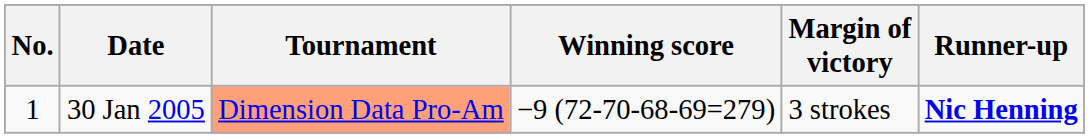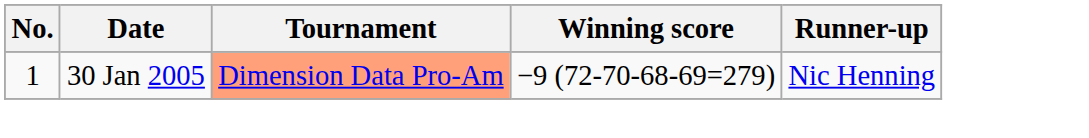- column: (850, 45)
(1001, 109) bold -> (862, 75) normal
